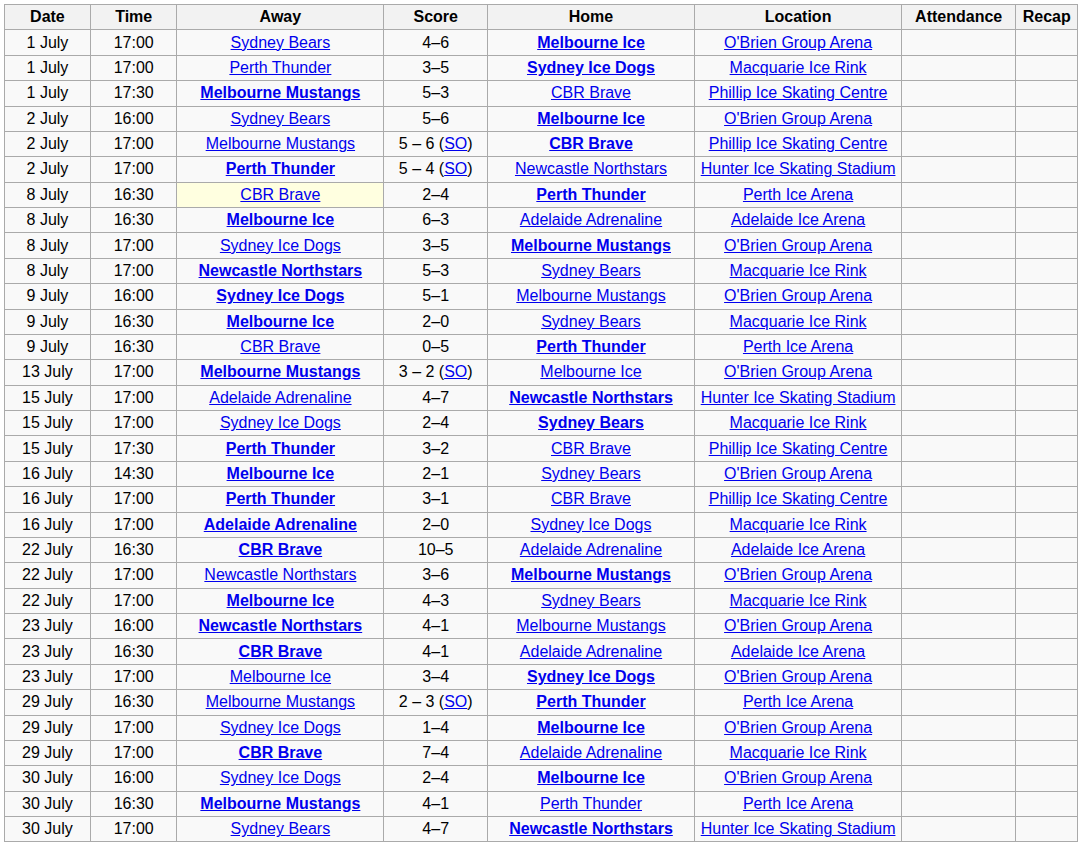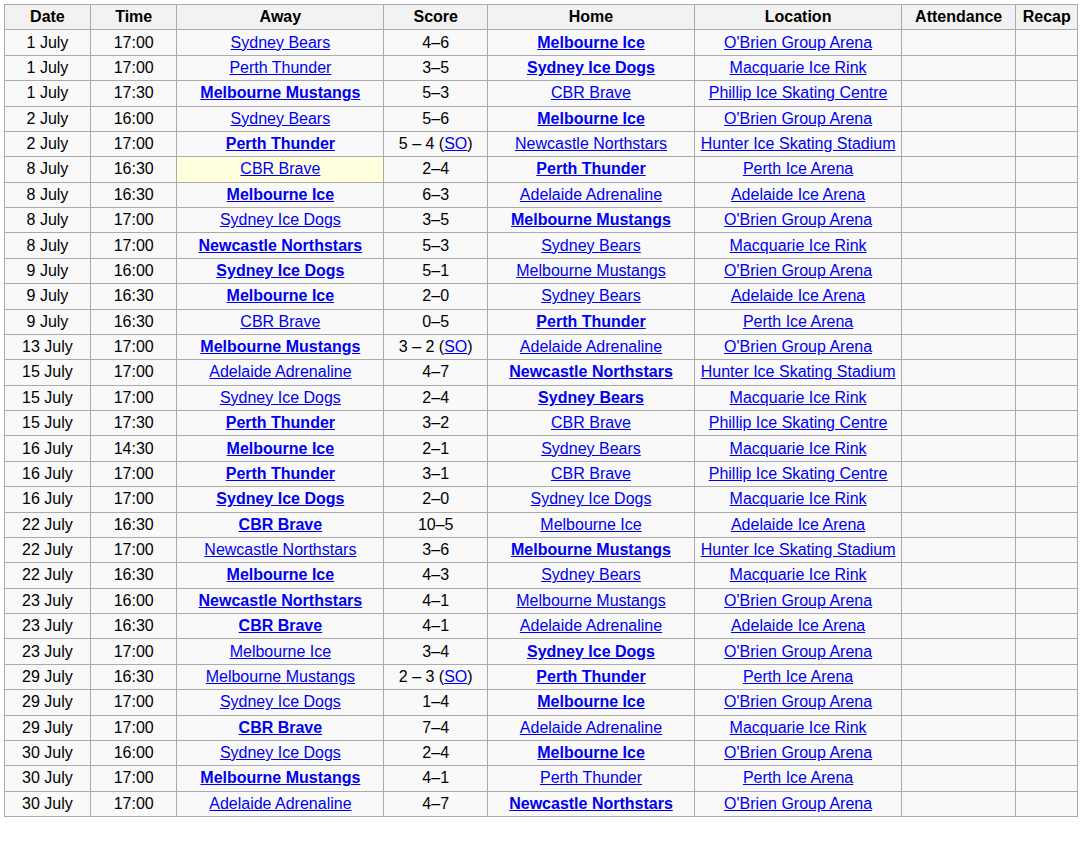- row: (47, 144)
(798, 321) Macquarie Ice Rink -> (798, 296) Adelaide Ice Arena
(591, 372) Melbourne Ice -> (591, 347) Adelaide Adrenaline
(798, 473) O'Brien Group Arena -> (798, 448) Macquarie Ice Rink
(280, 524) Adelaide Adrenaline -> (280, 499) Sydney Ice Dogs
(591, 550) Adelaide Adrenaline -> (591, 524) Melbourne Ice
(798, 575) O'Brien Group Arena -> (798, 550) Hunter Ice Skating Stadium
(134, 600) 17:00 -> (134, 575) 16:30
(134, 803) 16:30 -> (134, 778) 17:00
(280, 829) Sydney Bears -> (280, 803) Adelaide Adrenaline
(798, 829) Hunter Ice Skating Stadium -> (798, 803) O'Brien Group Arena
